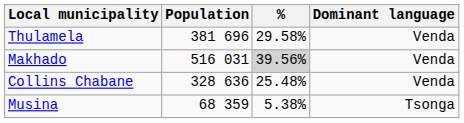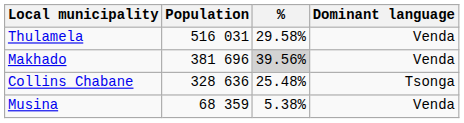(220, 39) 381 696 -> (220, 39) 516 031
(220, 61) 516 031 -> (220, 61) 381 696
(434, 84) Venda -> (430, 84) Tsonga
(430, 106) Tsonga -> (434, 106) Venda
